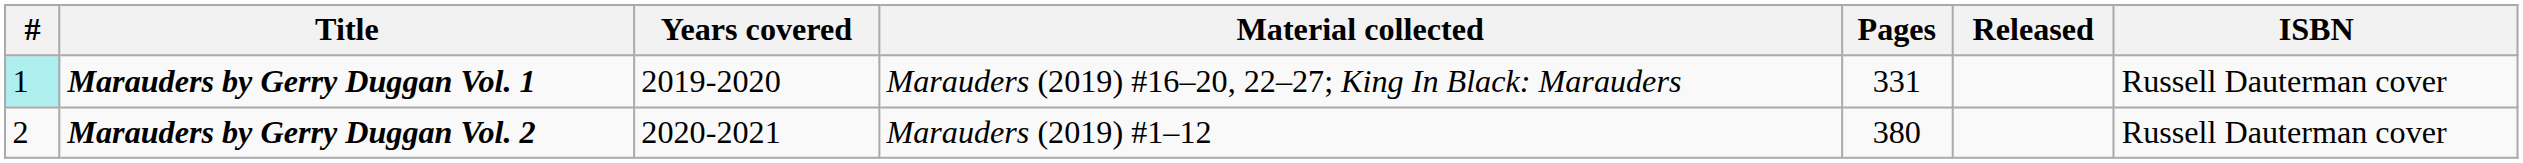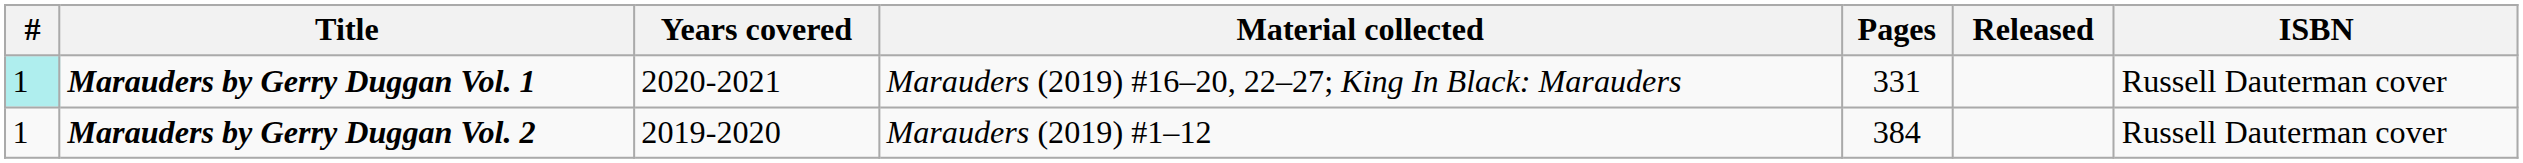(711, 81) 2019-2020 -> (711, 81) 2020-2021
(20, 132) 2 -> (20, 132) 1
(711, 132) 2020-2021 -> (711, 132) 2019-2020
(1897, 132) 380 -> (1897, 132) 384
